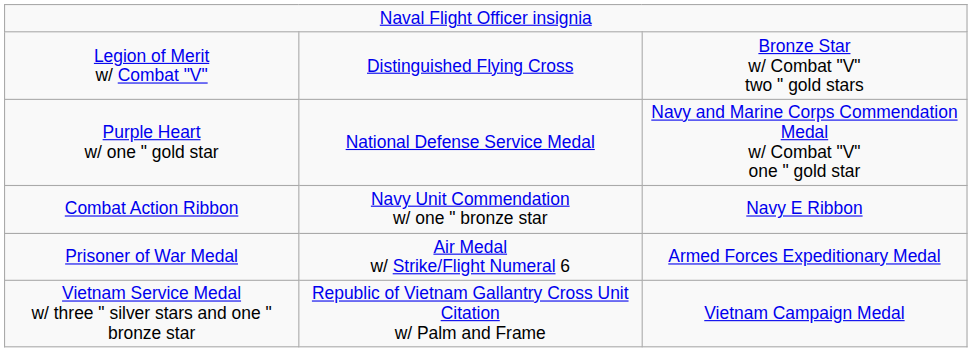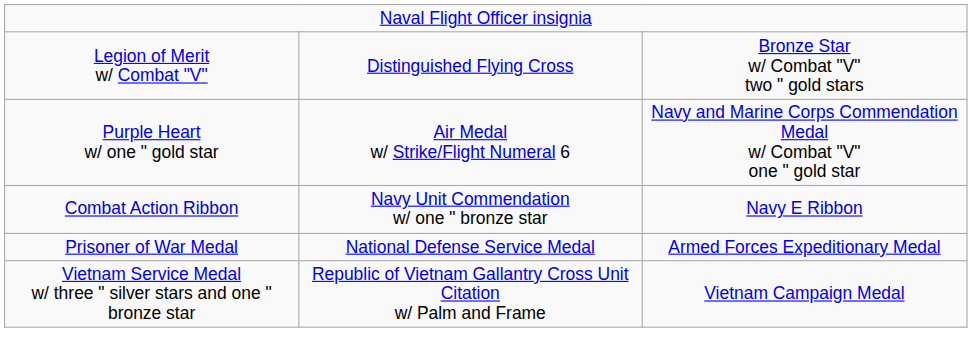(470, 142) National Defense Service Medal -> (470, 142) Air Medal w/ Strike/Flight Numeral 6
(470, 256) Air Medal w/ Strike/Flight Numeral 6 -> (470, 246) National Defense Service Medal
